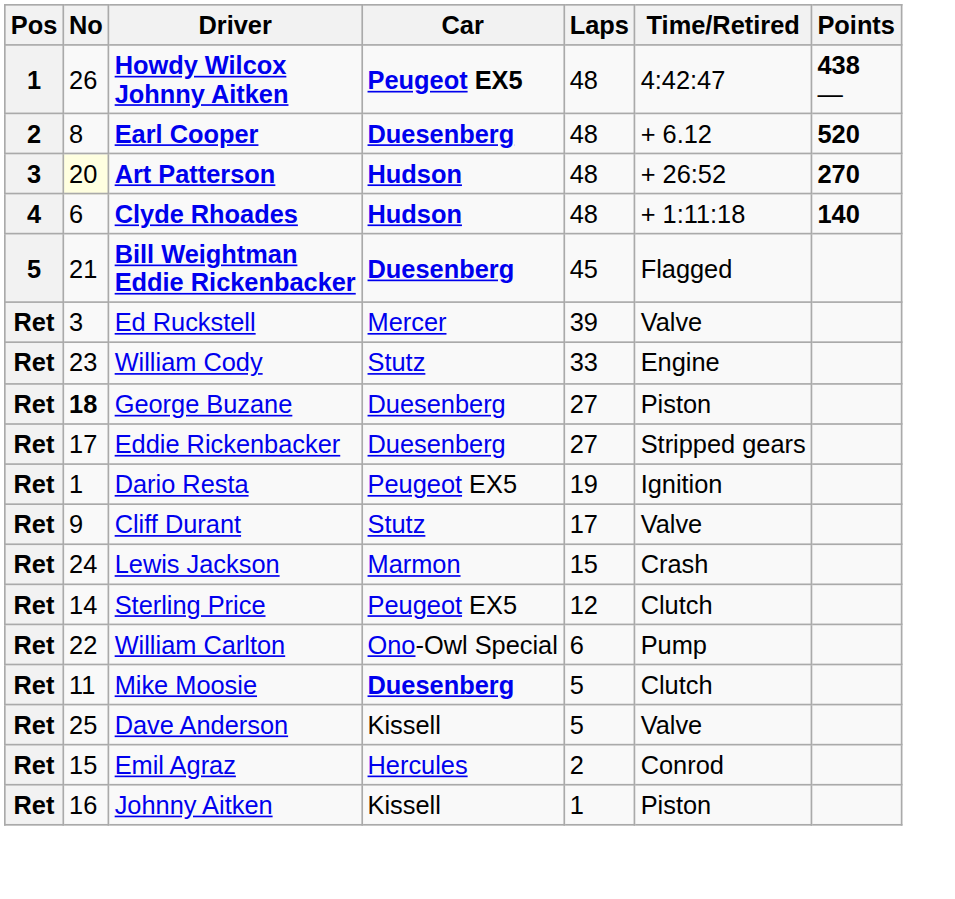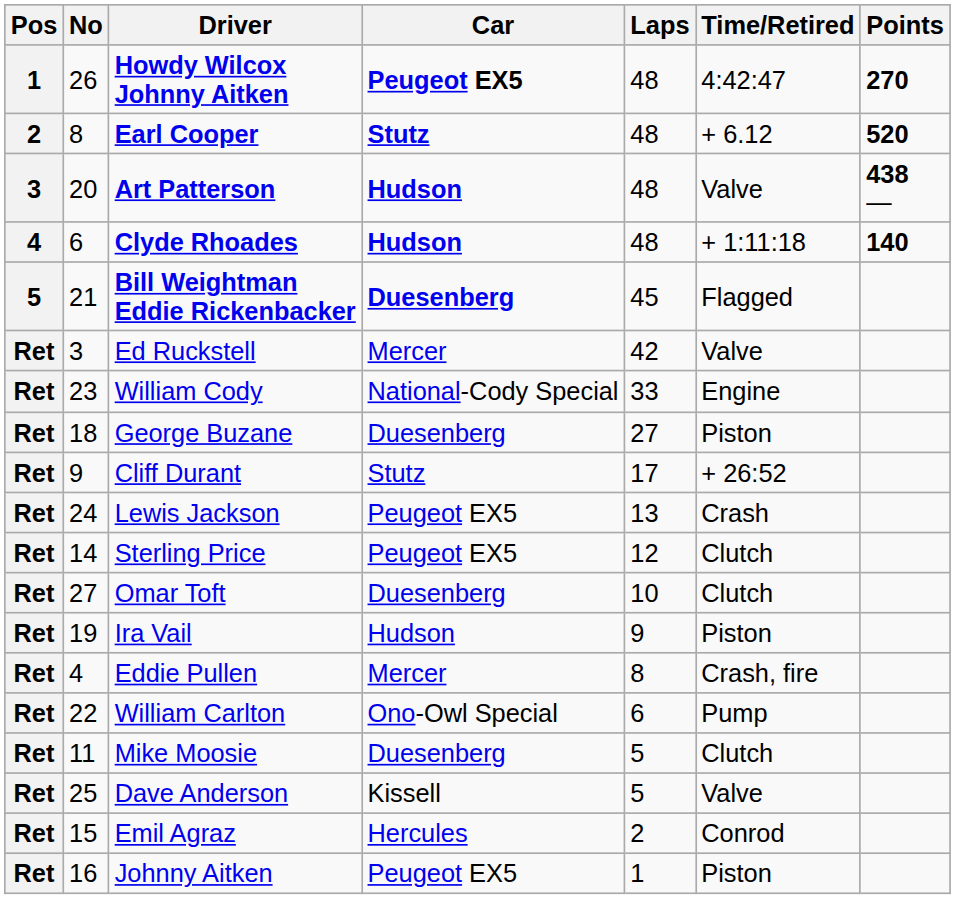(839, 79) 438 — -> (887, 79) 270
(441, 134) Duesenberg -> (399, 134) Stutz
(83, 174) lightyellow background -> (83, 188) no background
(683, 174) + 26:52 -> (732, 188) Valve
(839, 174) 270 -> (887, 188) 438 —
(584, 323) 39 -> (644, 351) 42
(396, 363) Stutz -> (493, 392) National-Cody Special
(83, 403) bold -> (83, 432) normal
- row: (227, 444)
- row: (182, 484)
(671, 524) Valve -> (744, 472) + 26:52
(414, 564) Marmon -> (442, 512) Peugeot EX5
(584, 564) 15 -> (644, 512) 13
+ row: (170, 592)
+ row: (153, 633)
+ row: (186, 673)
(441, 685) bold -> (437, 753) normal
(404, 805) Kissell -> (442, 874) Peugeot EX5
